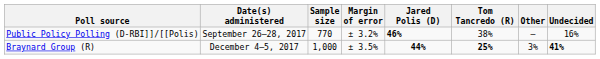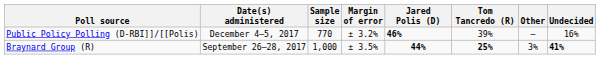(254, 34) September 26–28, 2017 -> (254, 34) December 4–5, 2017
(485, 34) 38% -> (485, 34) 39%
(254, 47) December 4–5, 2017 -> (254, 47) September 26–28, 2017
